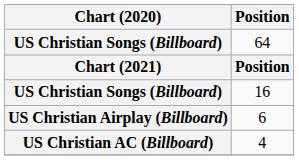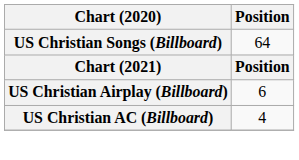- row: (262, 92)
